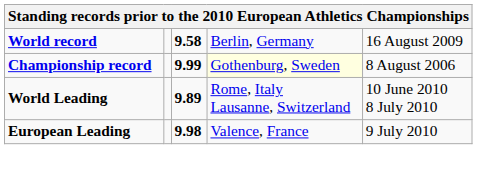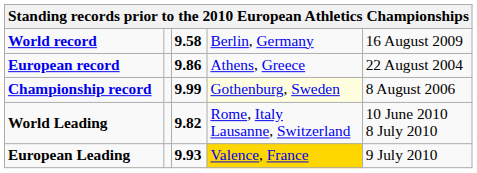+ row: (64, 65)
(188, 98) 9.89 -> (188, 122) 9.82
(188, 131) 9.98 -> (188, 155) 9.93
(259, 131) no background -> (259, 155) gold background
